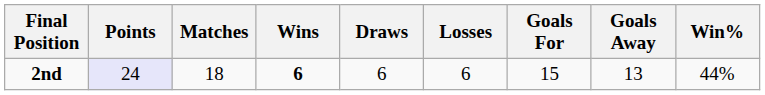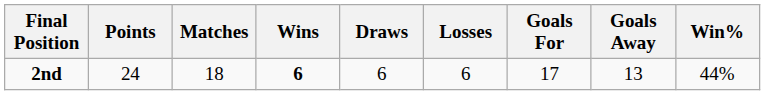(130, 74) lavender background -> (130, 74) no background
(550, 74) 15 -> (550, 74) 17
